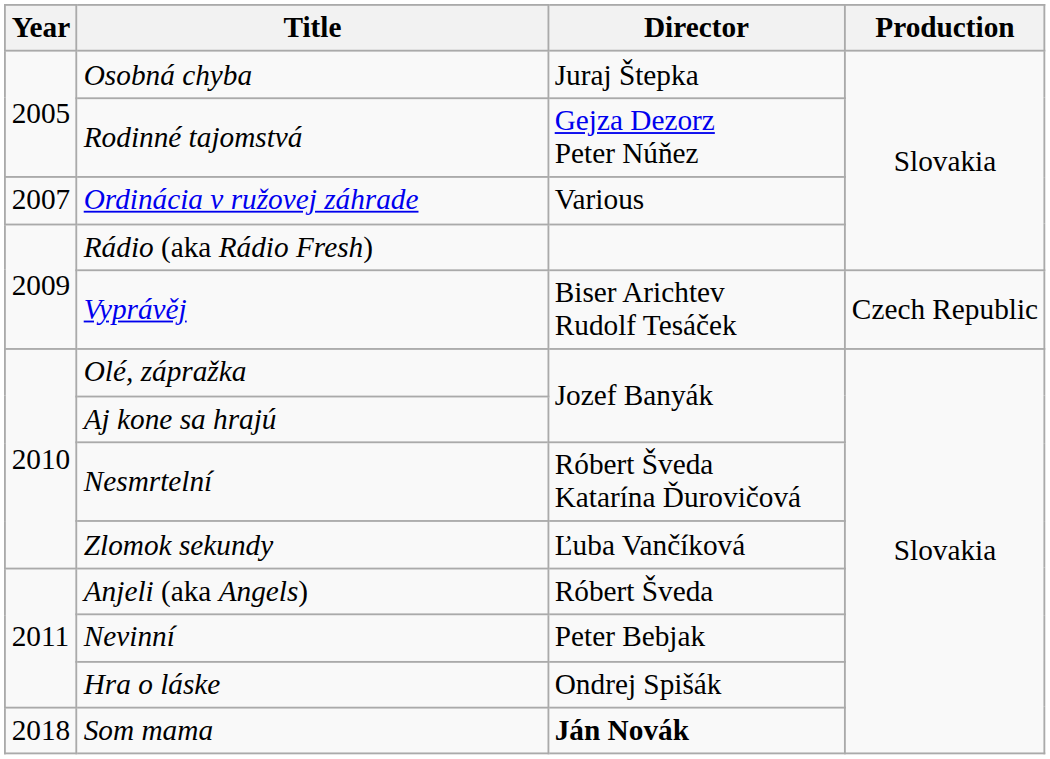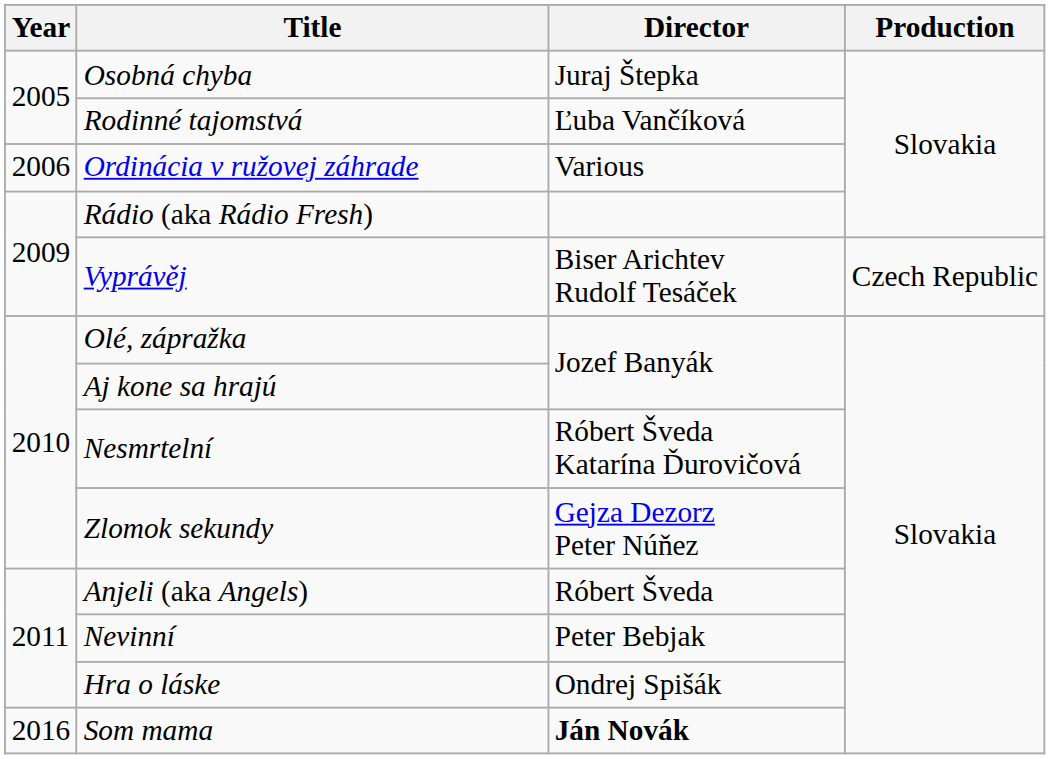(635, 137) Gejza Dezorz Peter Núňez -> (650, 120) Ľuba Vančíková
(41, 199) 2007 -> (41, 167) 2006
(650, 544) Ľuba Vančíková -> (635, 527) Gejza Dezorz Peter Núňez
(41, 730) 2018 -> (41, 730) 2016
